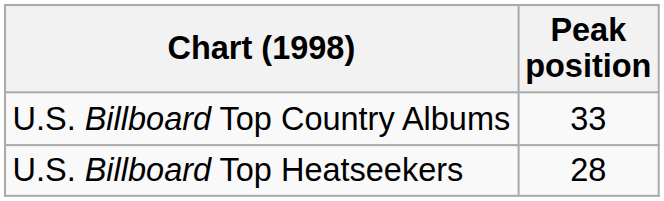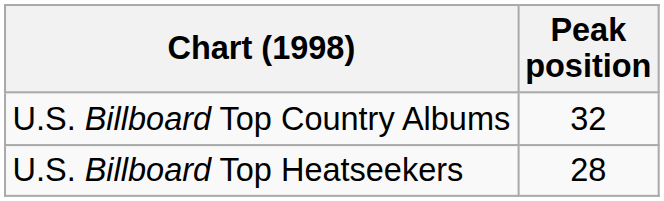(588, 118) 33 -> (588, 118) 32
